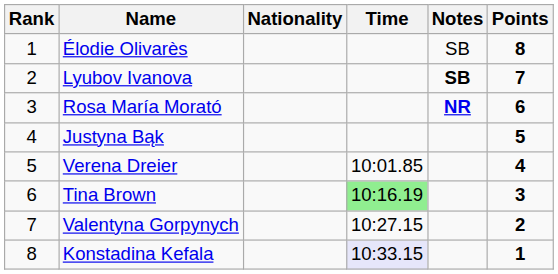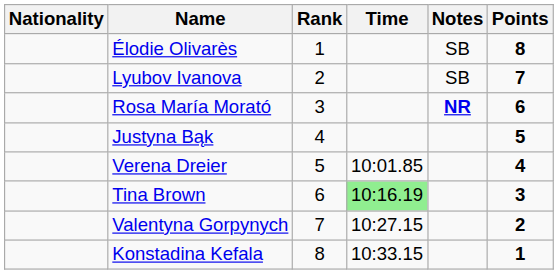columns swapped: (32, 19) <-> (295, 19)
(457, 78) bold -> (457, 78) normal
(387, 254) lavender background -> (387, 254) no background
